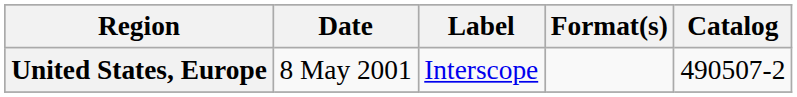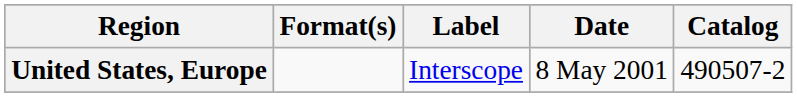columns swapped: (346, 26) <-> (609, 26)
